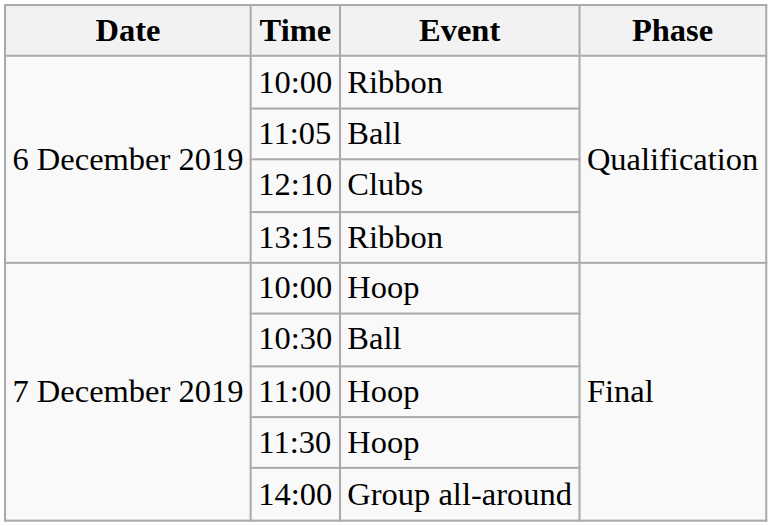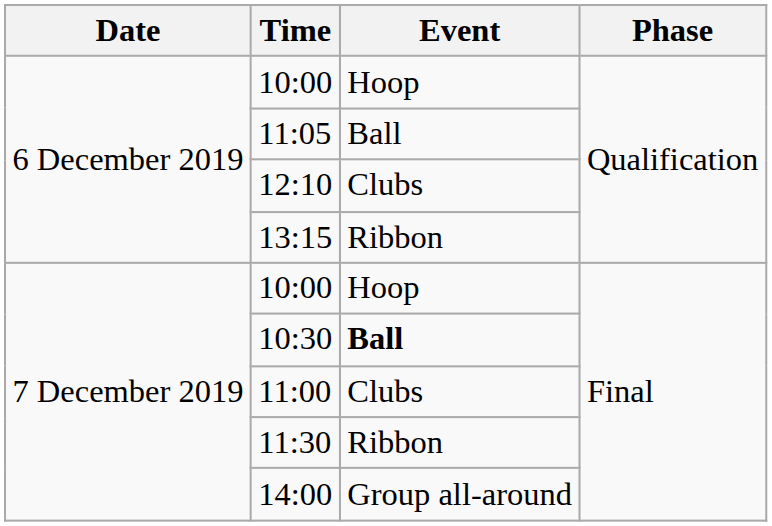(395, 81) Ribbon -> (383, 81) Hoop
(374, 339) normal -> (375, 339) bold
(383, 390) Hoop -> (385, 390) Clubs
(383, 442) Hoop -> (395, 442) Ribbon
